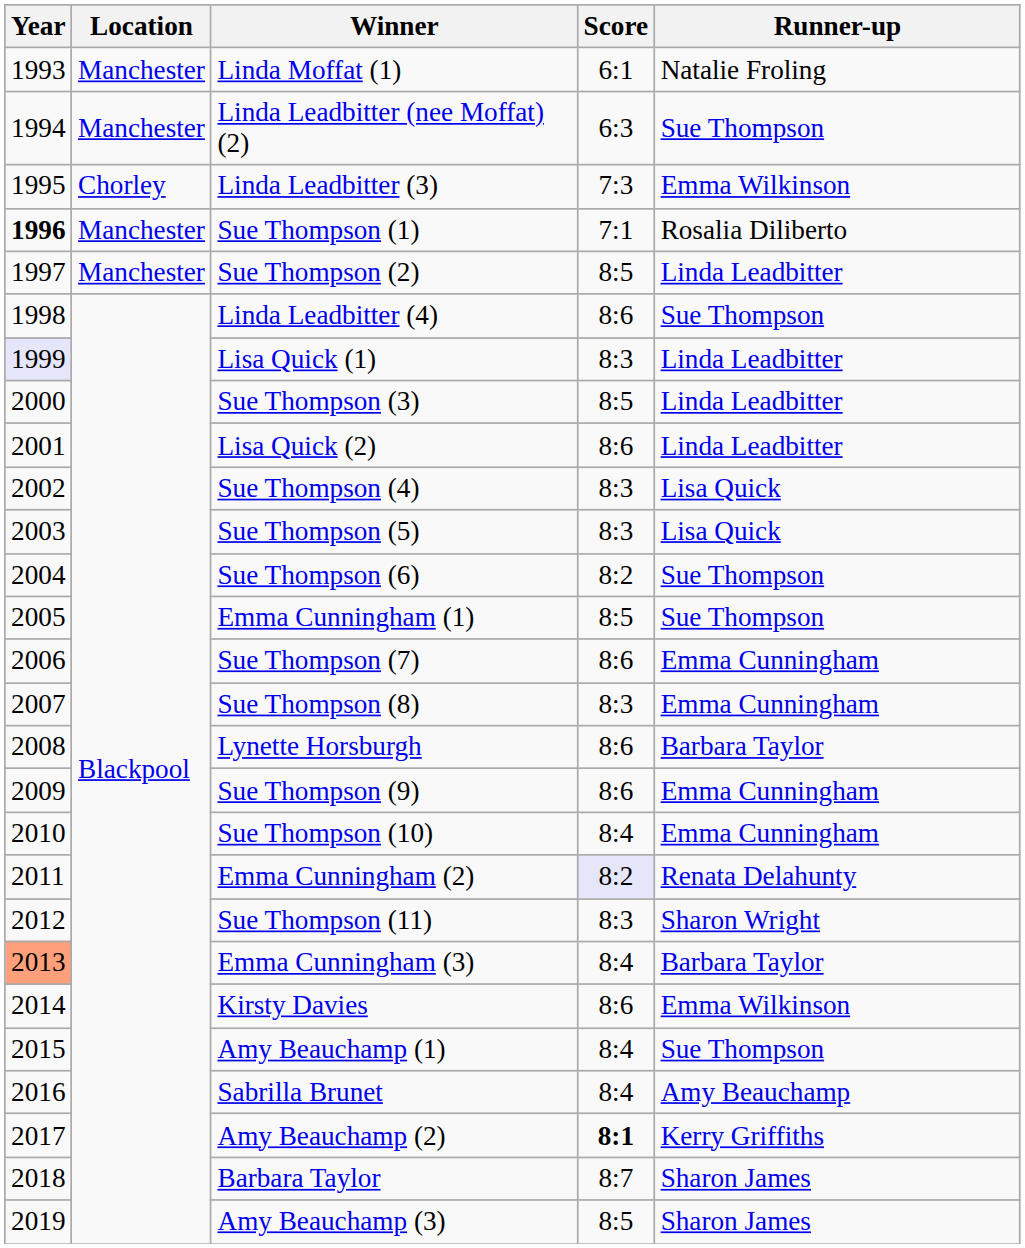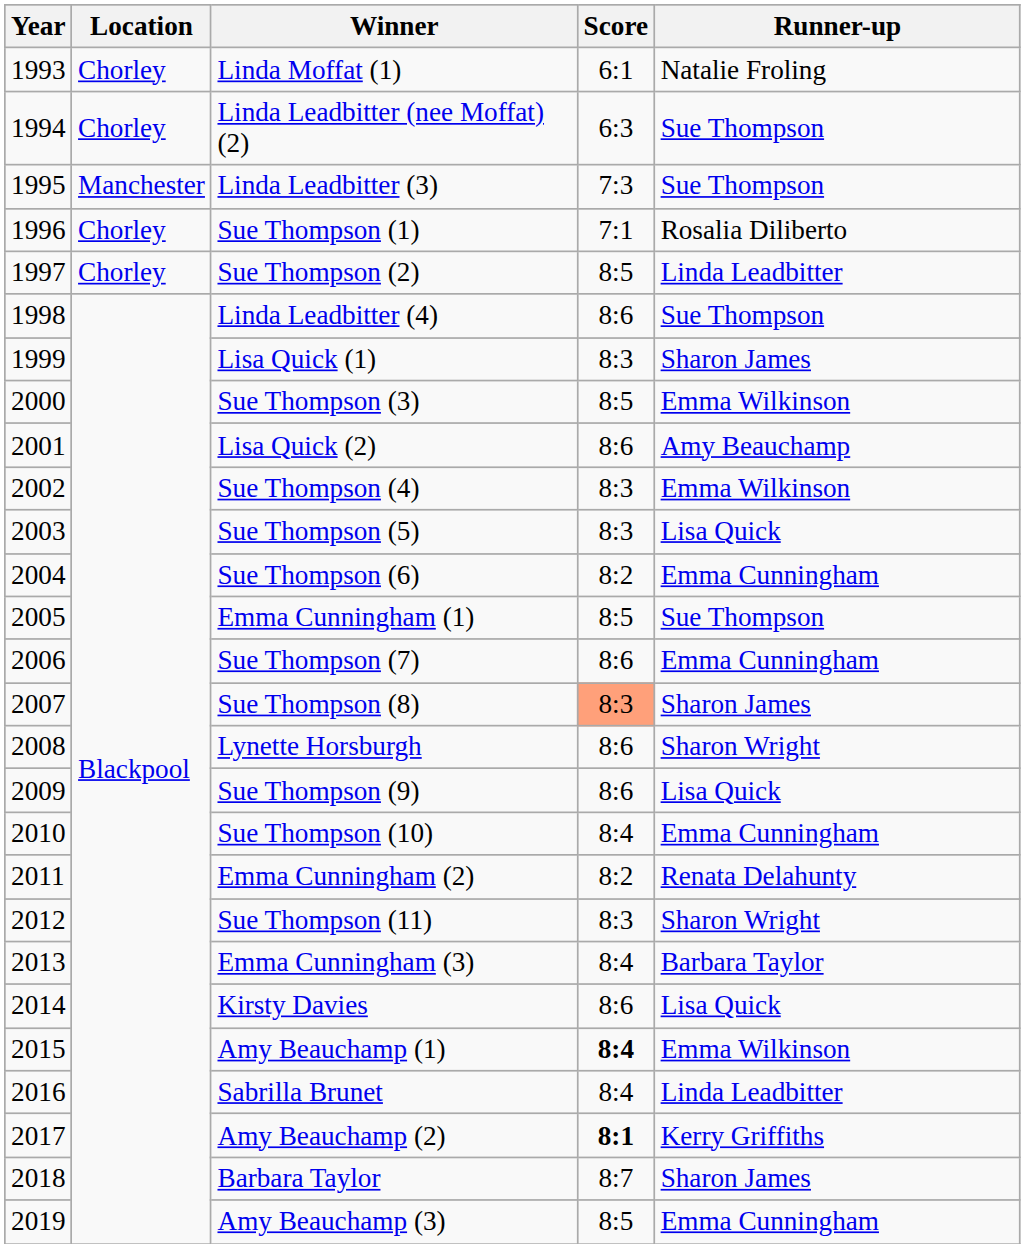(142, 69) Manchester -> (122, 69) Chorley
(142, 127) Manchester -> (122, 127) Chorley
(122, 186) Chorley -> (142, 186) Manchester
(755, 186) Emma Wilkinson -> (742, 186) Sue Thompson
(38, 229) bold -> (38, 229) normal
(142, 229) Manchester -> (122, 229) Chorley
(142, 272) Manchester -> (122, 272) Chorley
(38, 358) lavender background -> (38, 358) no background
(752, 358) Linda Leadbitter -> (736, 358) Sharon James
(752, 401) Linda Leadbitter -> (755, 401) Emma Wilkinson
(752, 444) Linda Leadbitter -> (755, 444) Amy Beauchamp
(721, 488) Lisa Quick -> (755, 488) Emma Wilkinson
(742, 574) Sue Thompson -> (770, 574) Emma Cunningham
(616, 703) no background -> (616, 703) lightsalmon background
(770, 703) Emma Cunningham -> (736, 703) Sharon James
(742, 746) Barbara Taylor -> (740, 746) Sharon Wright
(770, 790) Emma Cunningham -> (721, 790) Lisa Quick
(616, 876) lavender background -> (616, 876) no background
(38, 962) lightsalmon background -> (38, 962) no background
(755, 1005) Emma Wilkinson -> (721, 1005) Lisa Quick
(616, 1048) normal -> (616, 1048) bold
(742, 1048) Sue Thompson -> (755, 1048) Emma Wilkinson
(755, 1091) Amy Beauchamp -> (752, 1091) Linda Leadbitter
(736, 1221) Sharon James -> (770, 1221) Emma Cunningham
